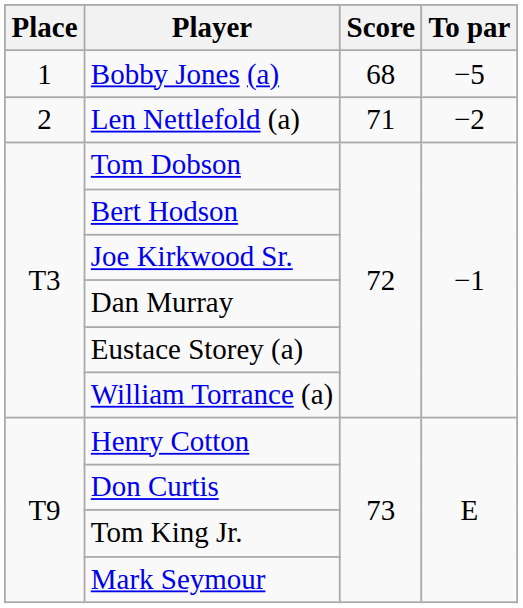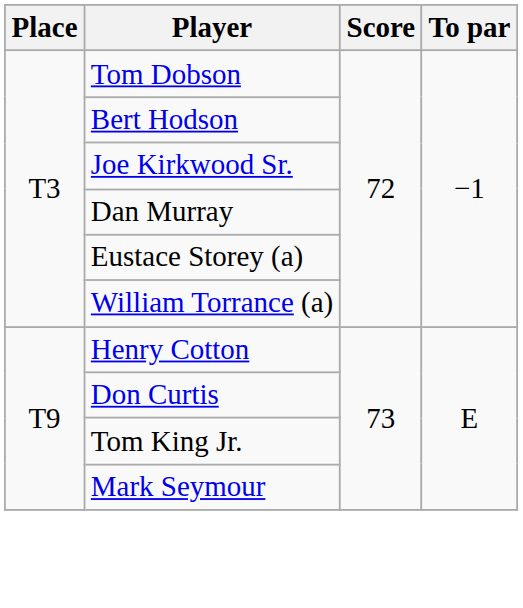- row: (185, 73)
- row: (195, 119)
